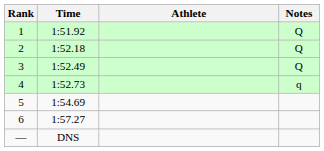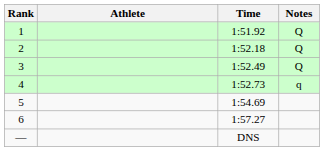columns swapped: (189, 13) <-> (68, 13)
